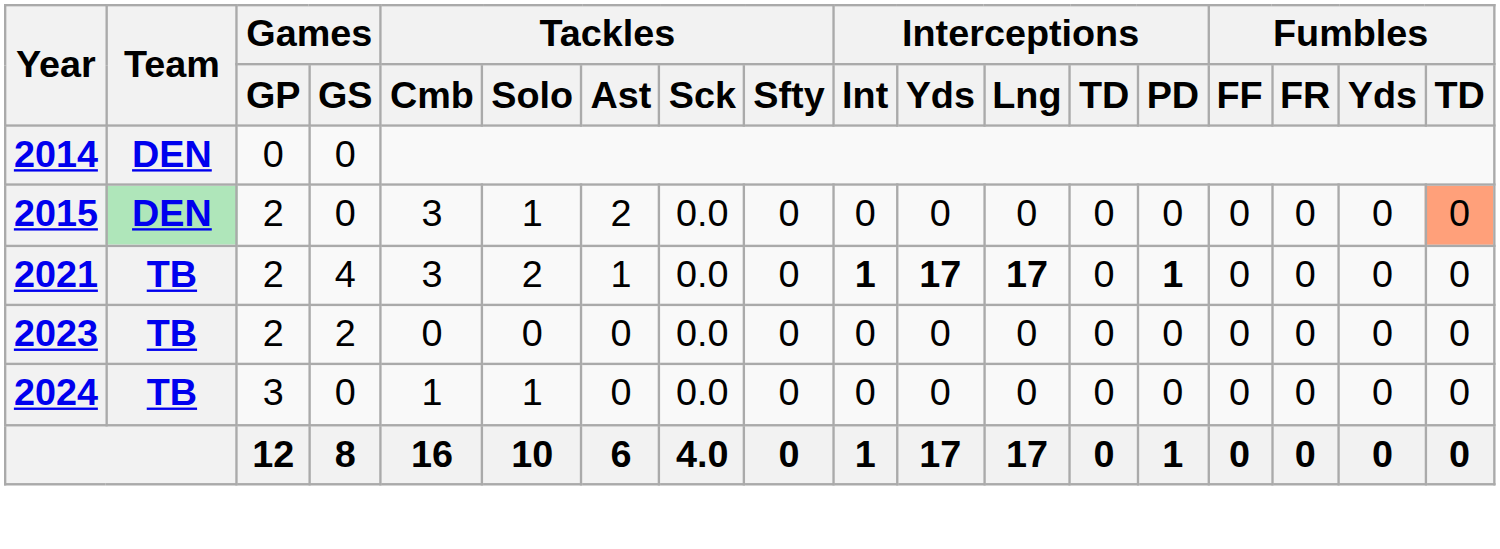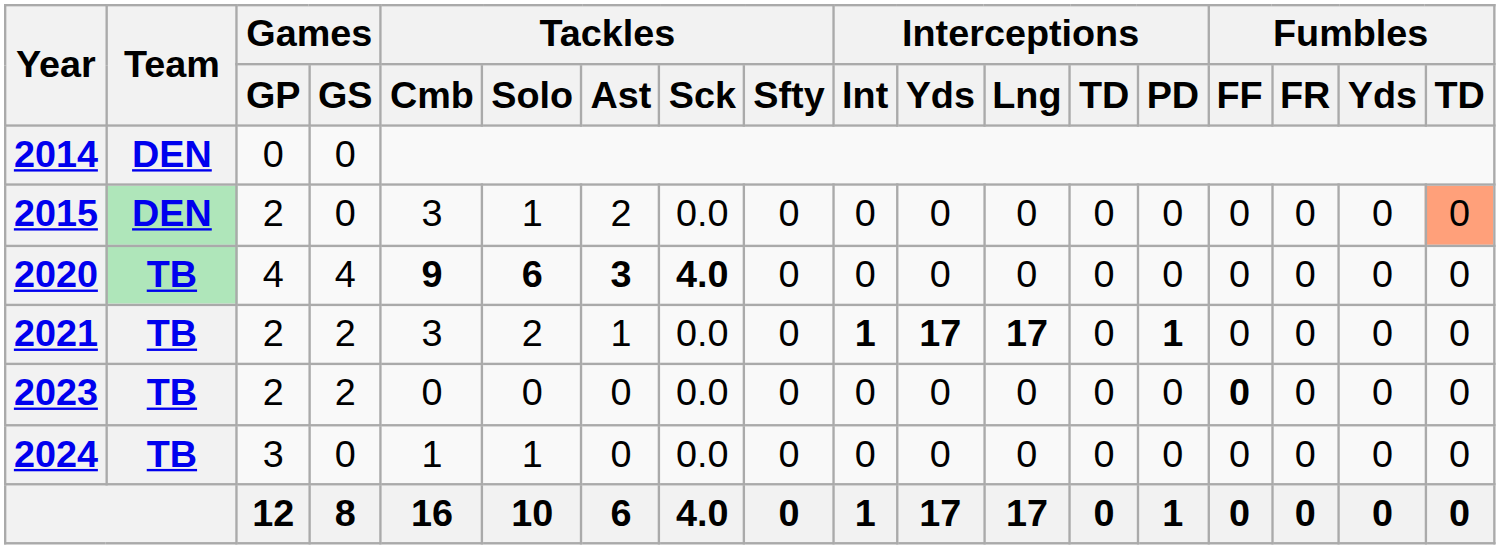+ row: (56, 273)
(345, 273) 4 -> (345, 333) 2
(1240, 333) normal -> (1240, 393) bold
